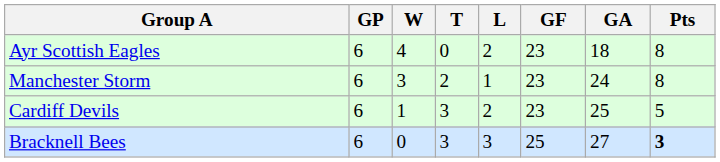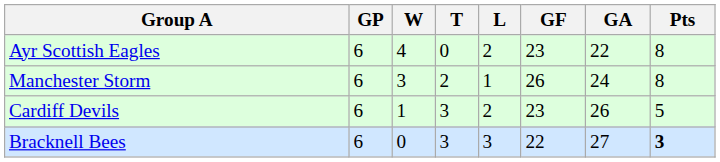(600, 50) 18 -> (600, 50) 22
(535, 80) 23 -> (535, 80) 26
(600, 111) 25 -> (600, 111) 26
(535, 141) 25 -> (535, 141) 22
